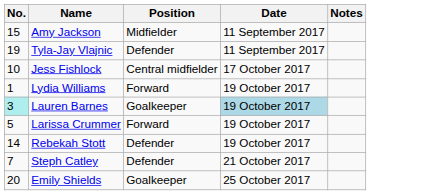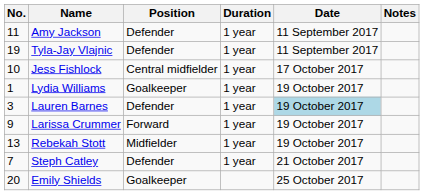+ column: (247, 13)
(14, 32) 15 -> (13, 32) 11
(152, 32) Midfielder -> (150, 32) Defender
(148, 87) Forward -> (156, 87) Goalkeeper
(10, 106) paleturquoise background -> (10, 106) no background
(156, 106) Goalkeeper -> (150, 106) Defender
(10, 124) 5 -> (10, 124) 9
(14, 143) 14 -> (14, 143) 13
(150, 143) Defender -> (152, 143) Midfielder
